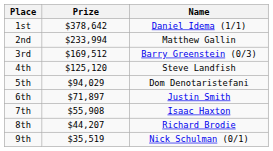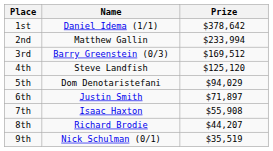columns swapped: (199, 11) <-> (86, 11)
